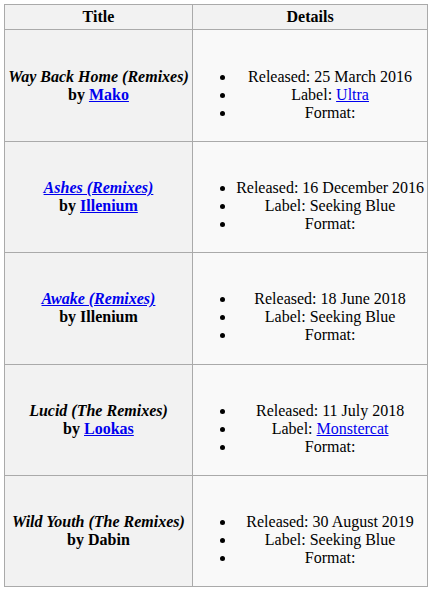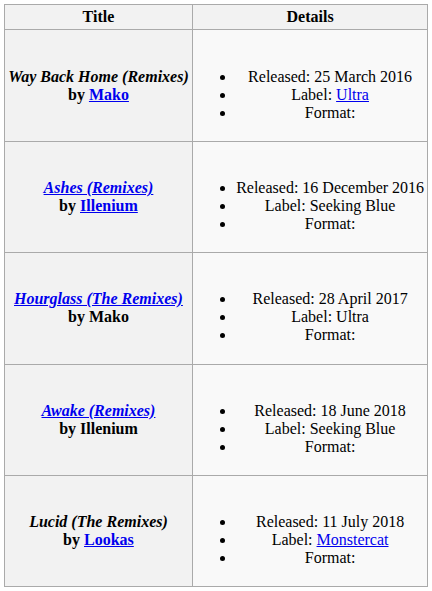+ row: (98, 308)
- row: (98, 531)
